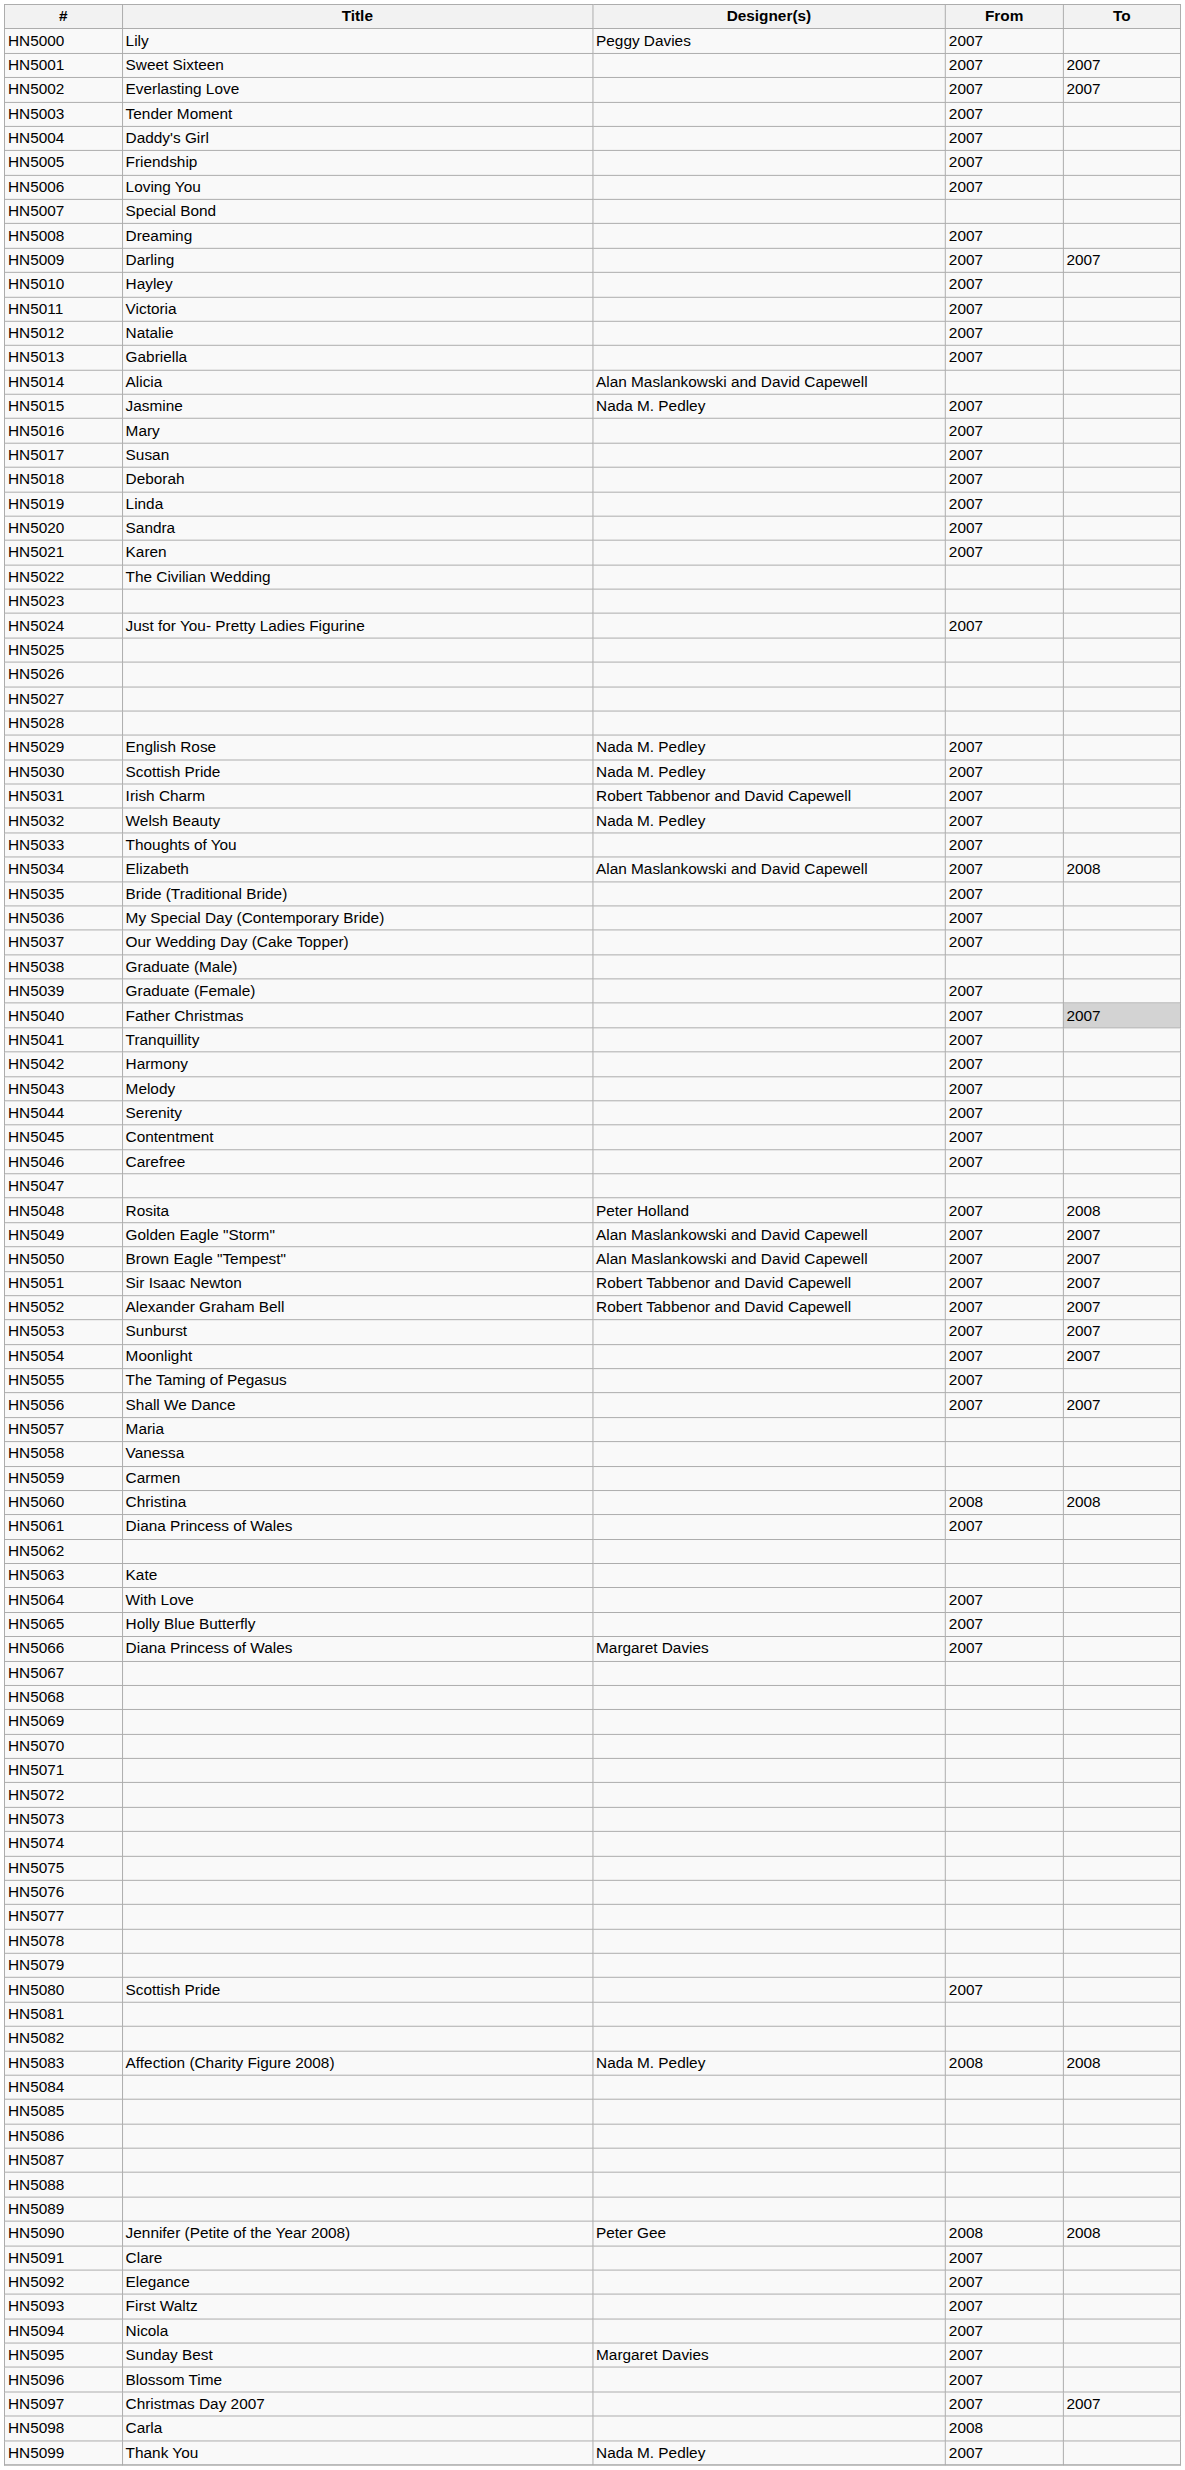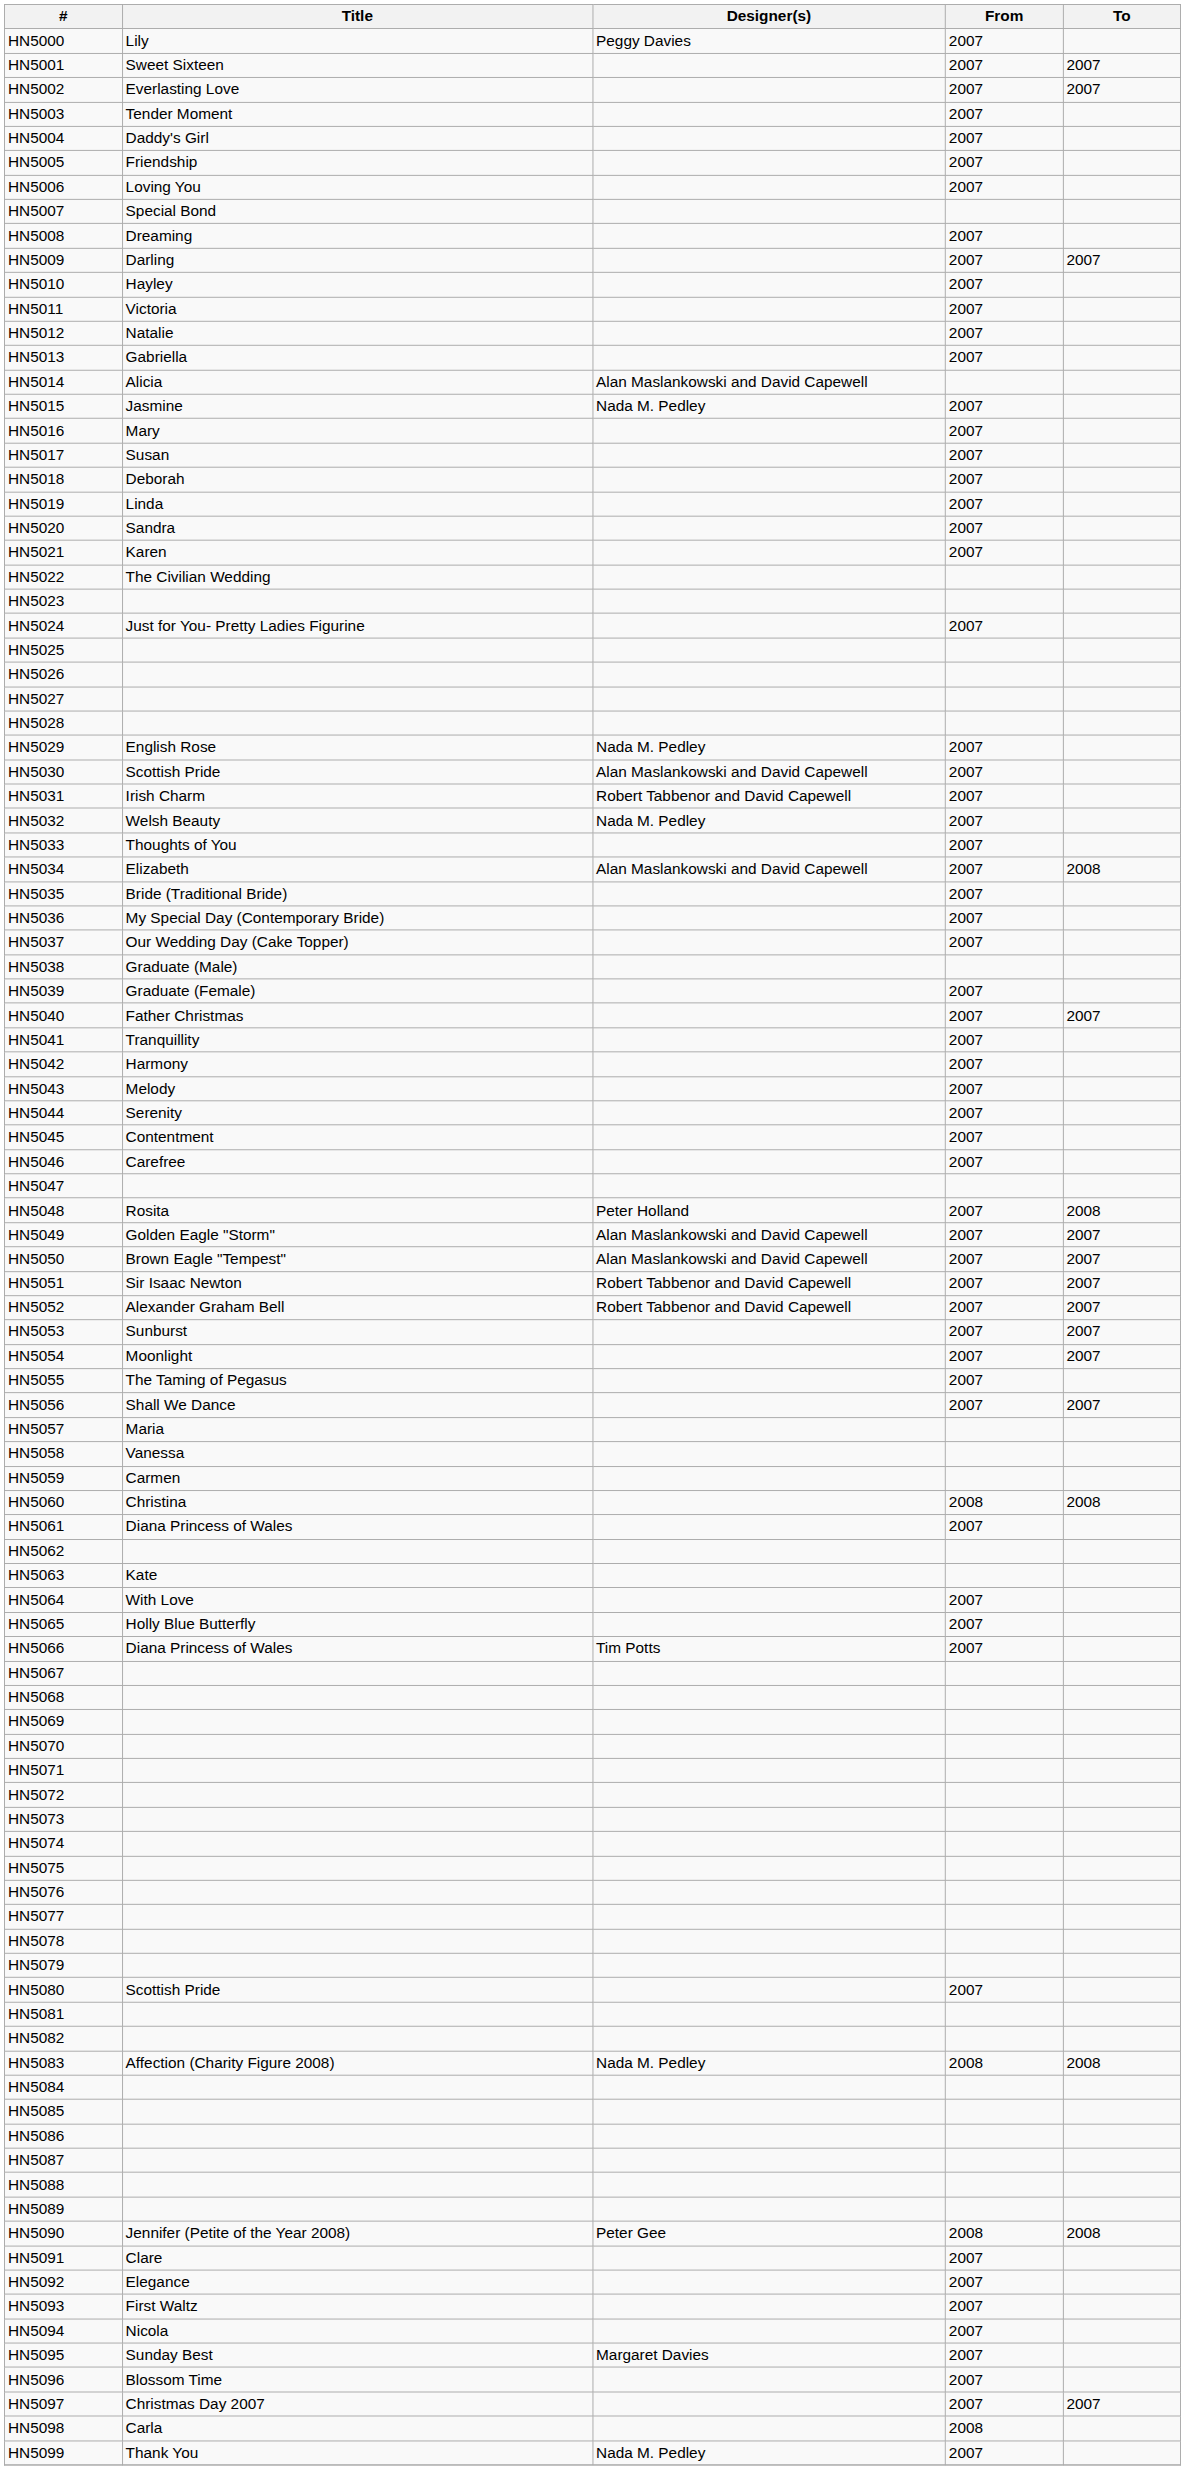(651, 771) Nada M. Pedley -> (732, 771) Alan Maslankowski and David Capewell
(1084, 1015) lightgrey background -> (1084, 1015) no background
(652, 1648) Margaret Davies -> (628, 1648) Tim Potts
